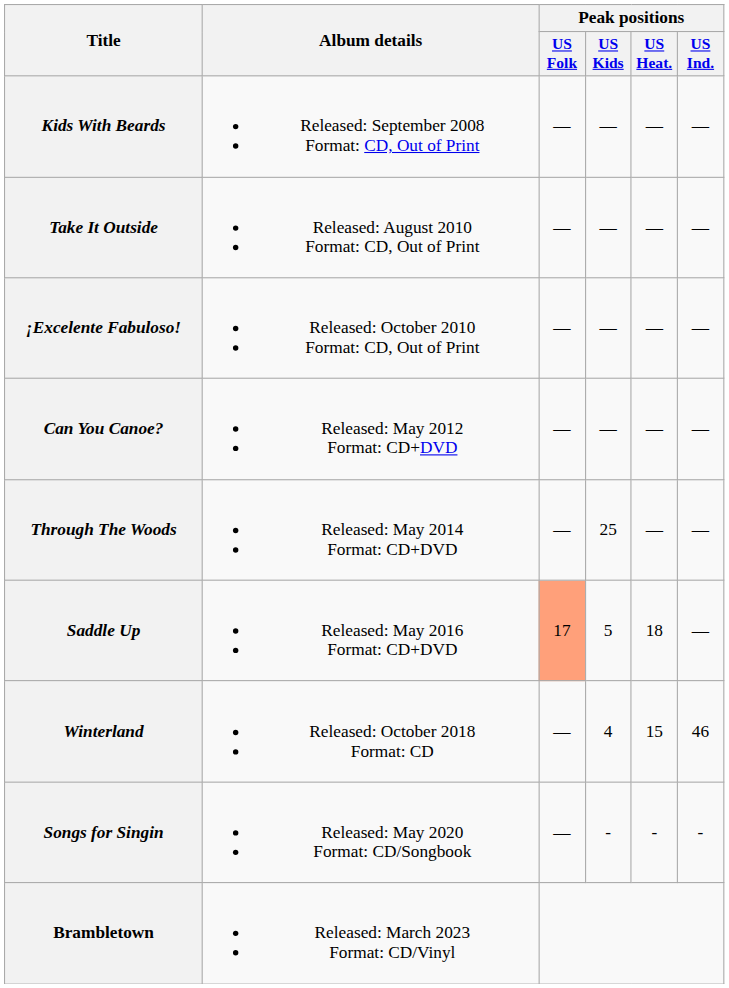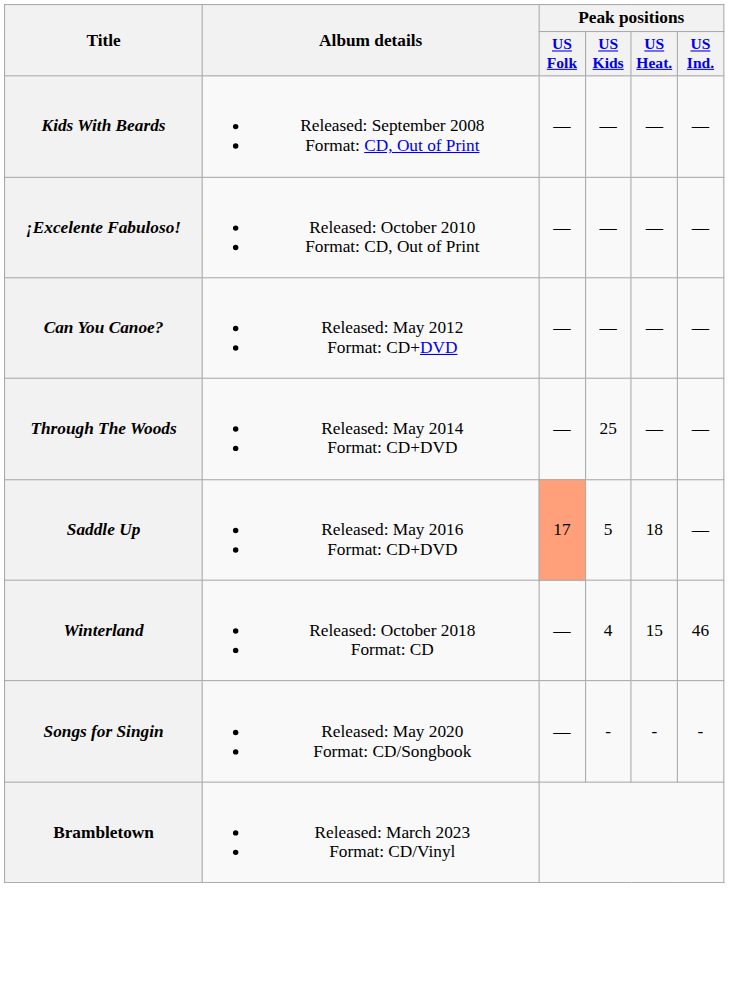- row: (104, 227)
